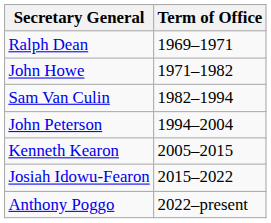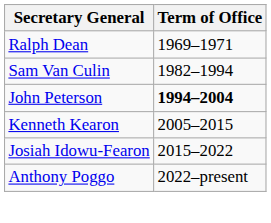- row: (46, 71)
(195, 124) normal -> (195, 97) bold
